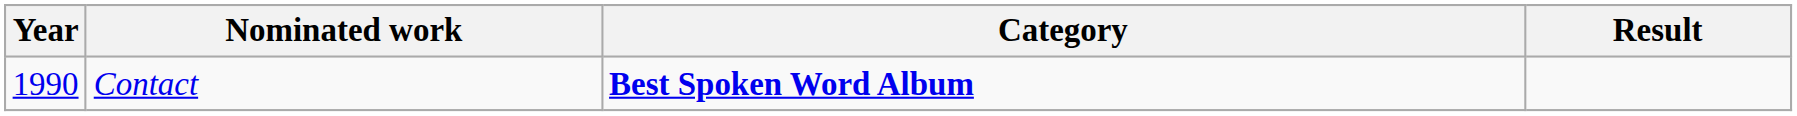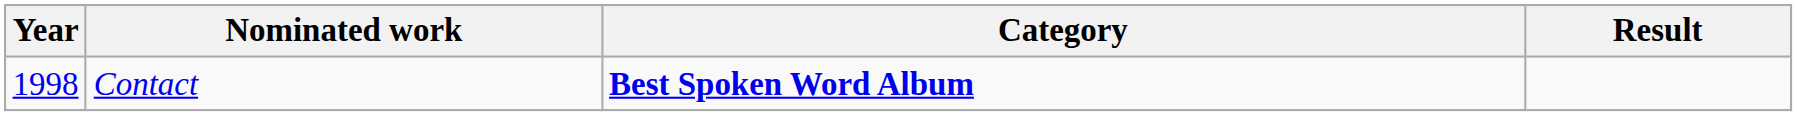(46, 82) 1990 -> (46, 82) 1998
